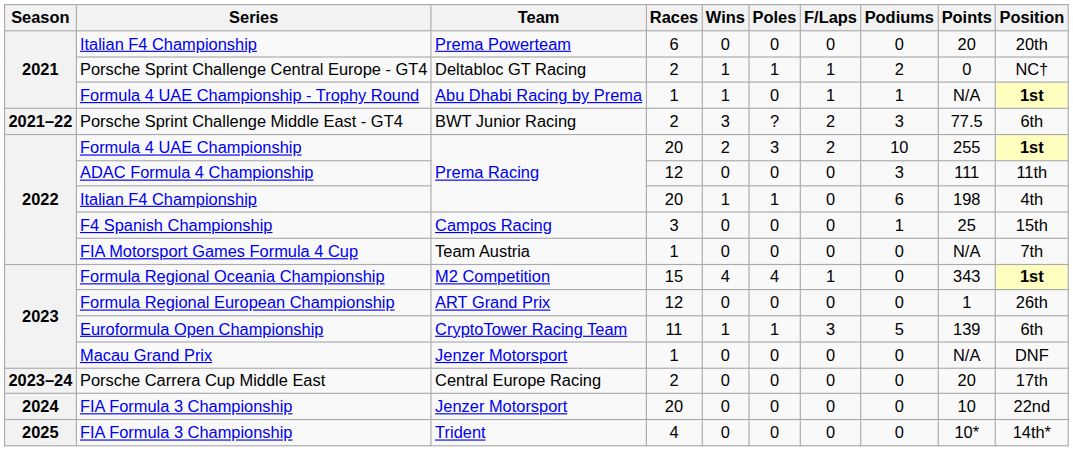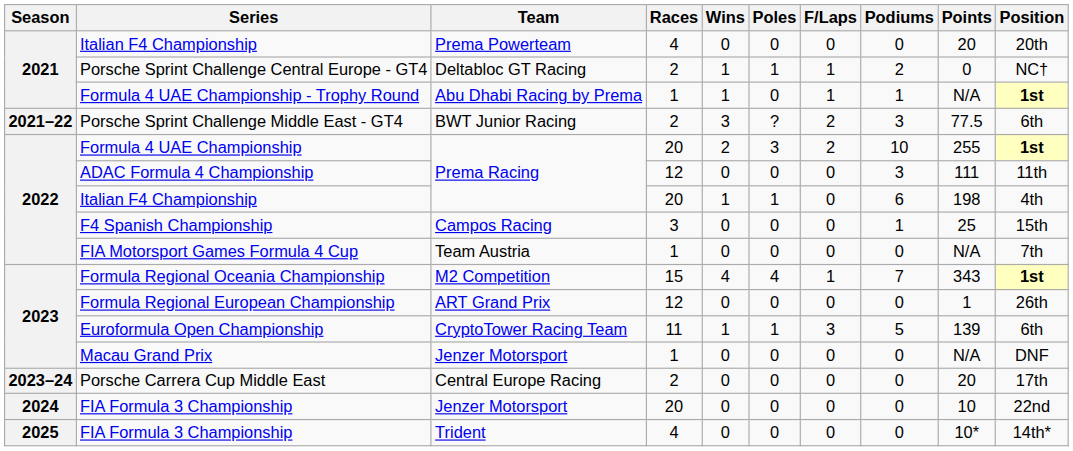(674, 44) 6 -> (674, 44) 4
(899, 277) 0 -> (899, 277) 7
